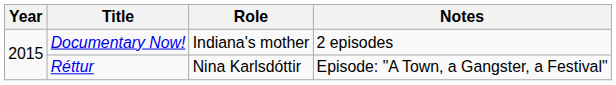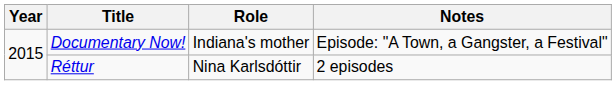(355, 42) 2 episodes -> (462, 42) Episode: "A Town, a Gangster, a Festival"
(462, 67) Episode: "A Town, a Gangster, a Festival" -> (355, 67) 2 episodes
